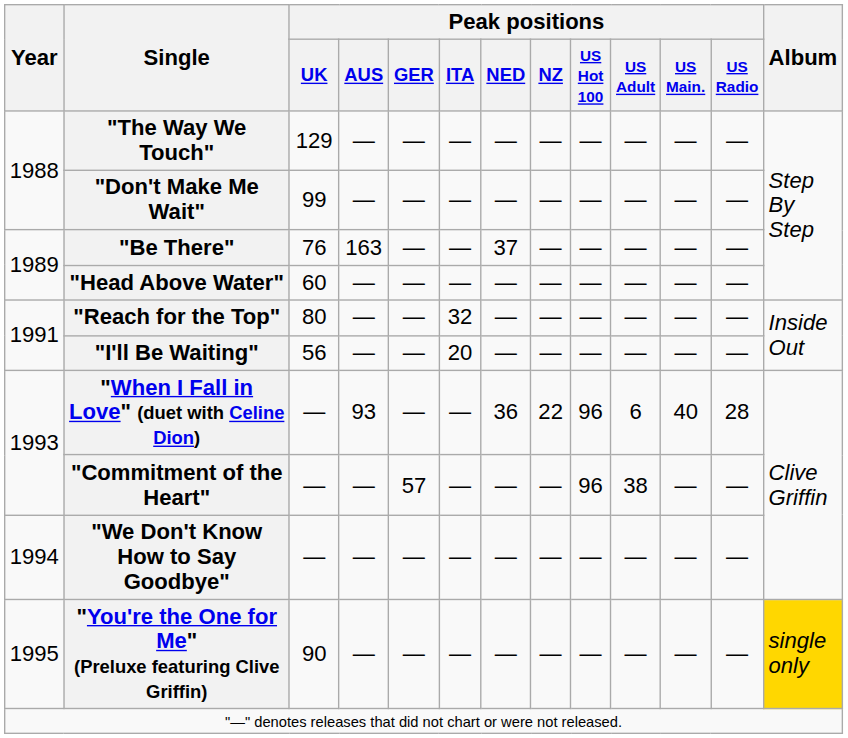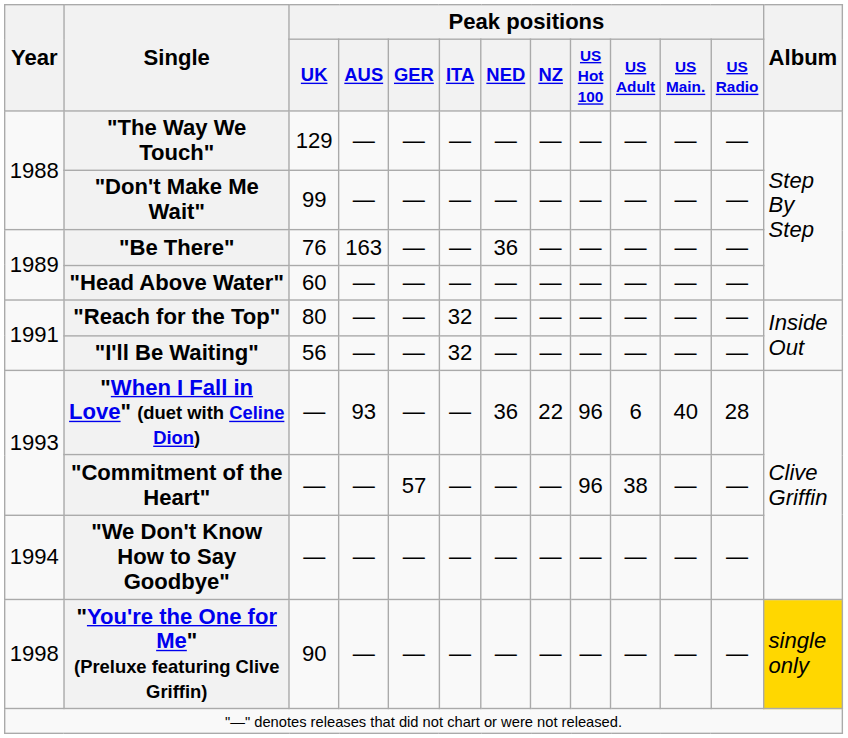(506, 247) 37 -> (506, 247) 36
(460, 352) 20 -> (460, 352) 32
(34, 654) 1995 -> (34, 654) 1998
